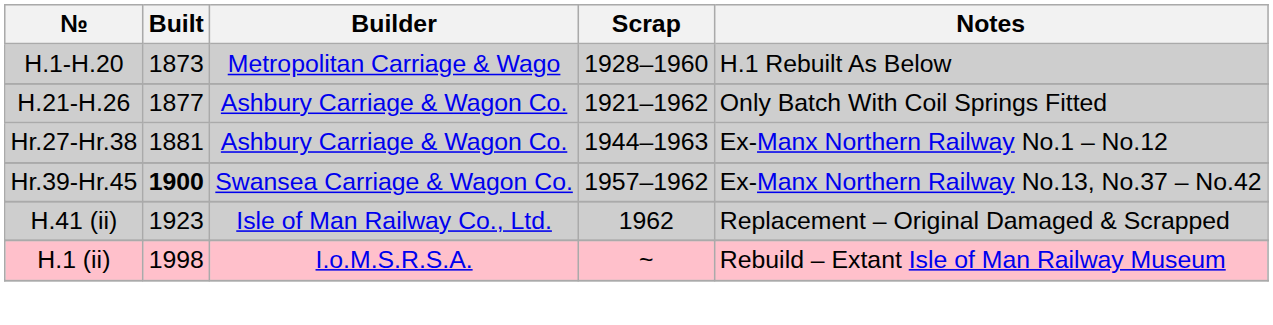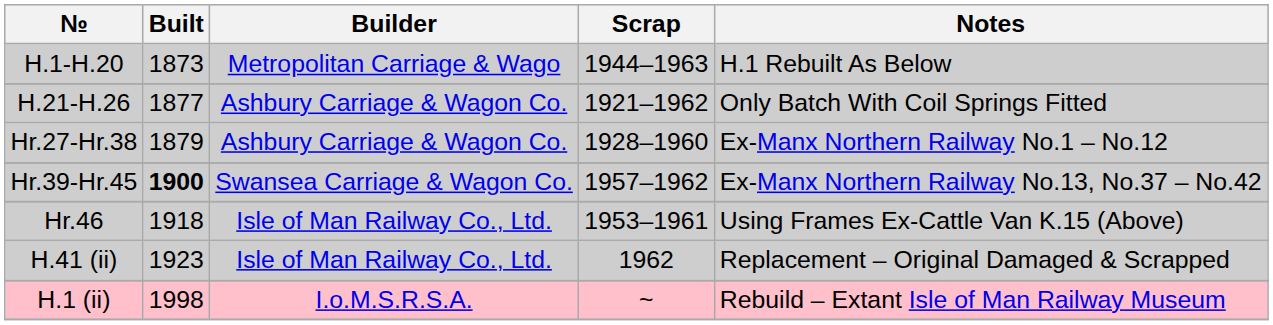(646, 63) 1928–1960 -> (646, 63) 1944–1963
(176, 142) 1881 -> (176, 142) 1879
(646, 142) 1944–1963 -> (646, 142) 1928–1960
+ row: (74, 220)
